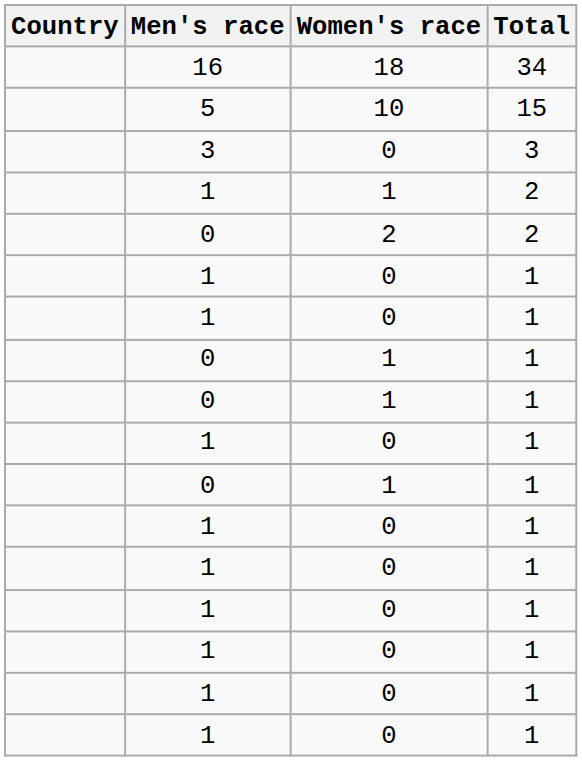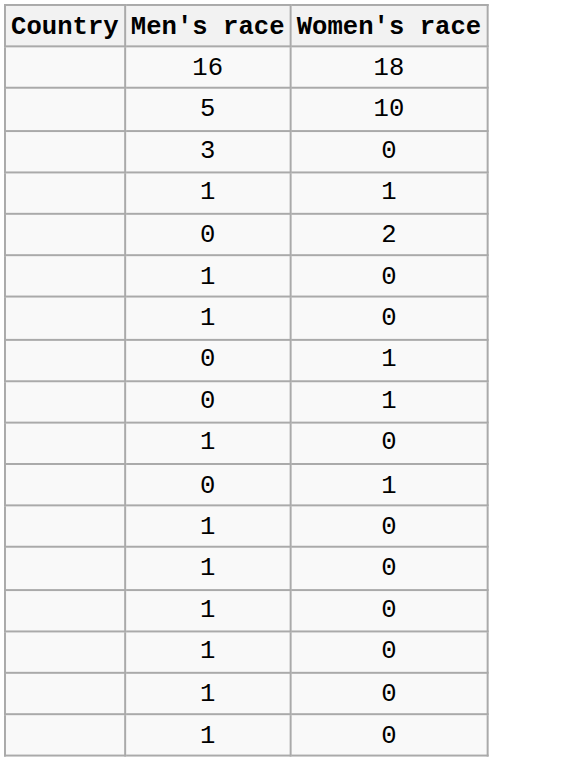- column: (532, 26)
